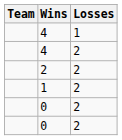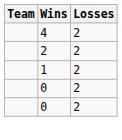- row: (44, 32)
